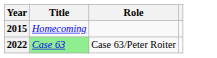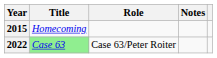+ column: (193, 12)
